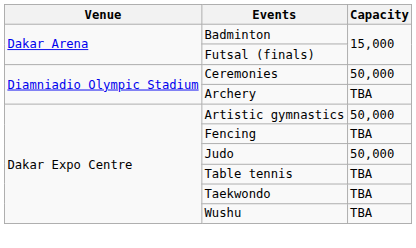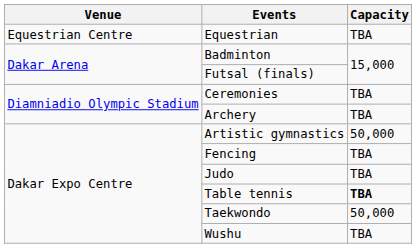+ row: (241, 34)
(372, 74) 50,000 -> (361, 94) TBA
(372, 154) 50,000 -> (361, 174) TBA
(361, 174) normal -> (361, 194) bold
(361, 194) TBA -> (372, 214) 50,000
